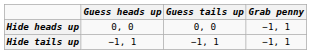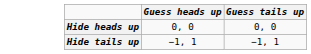- column: (276, 12)
